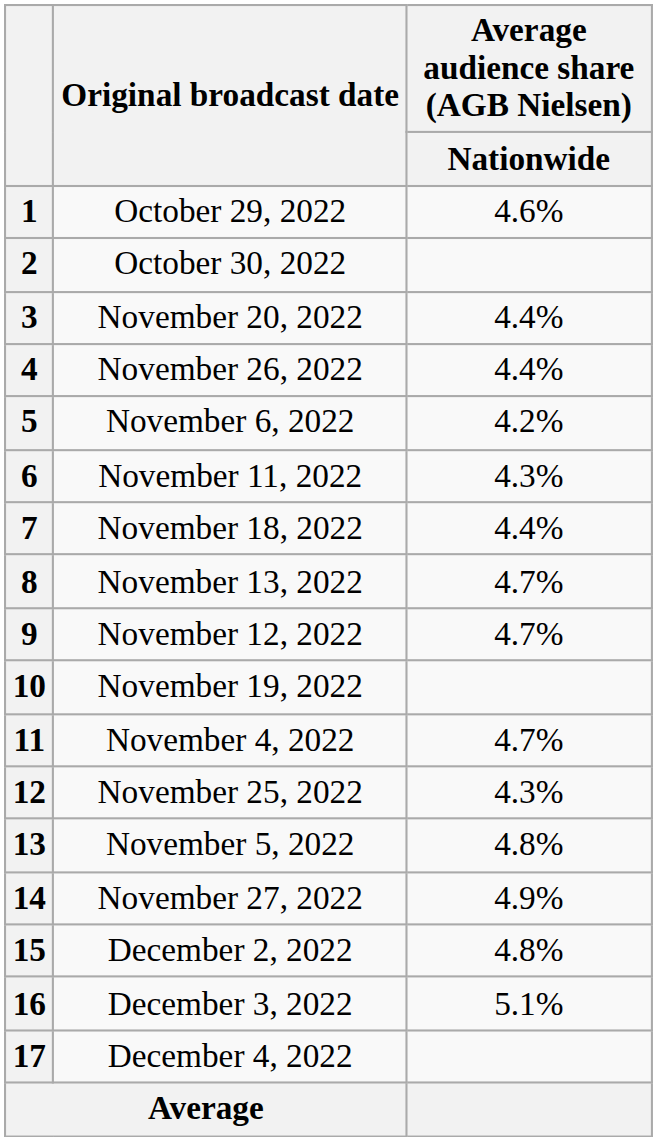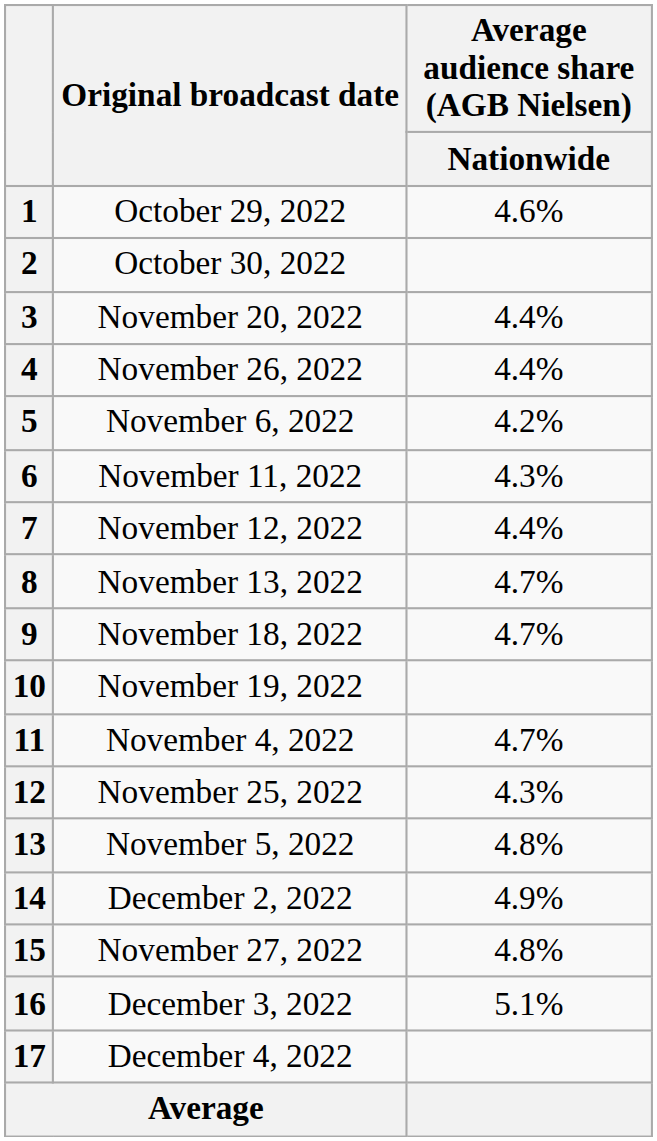(230, 528) November 18, 2022 -> (230, 528) November 12, 2022
(230, 633) November 12, 2022 -> (230, 633) November 18, 2022
(230, 897) November 27, 2022 -> (230, 897) December 2, 2022
(230, 950) December 2, 2022 -> (230, 950) November 27, 2022
